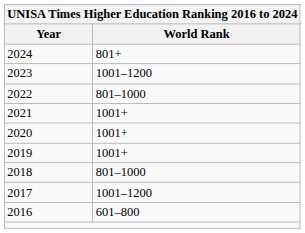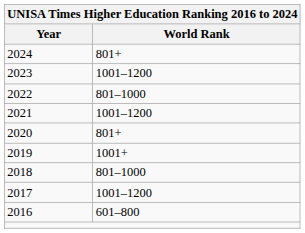(112, 113) 1001+ -> (124, 113) 1001–1200
(112, 133) 1001+ -> (109, 133) 801+
